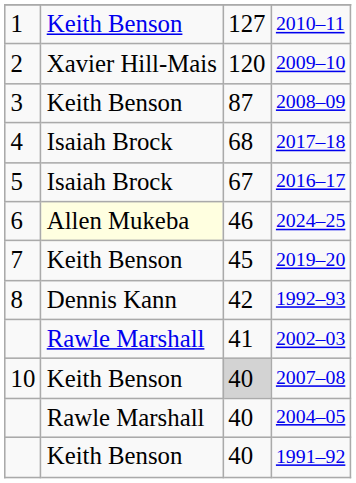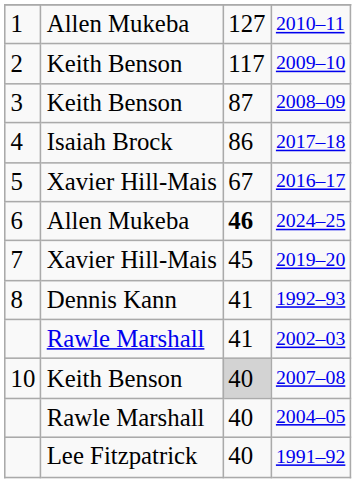(115, 24) Keith Benson -> (118, 24) Allen Mukeba
(132, 63) Xavier Hill-Mais -> (115, 63) Keith Benson
(247, 63) 120 -> (246, 63) 117
(241, 142) 68 -> (241, 142) 86
(110, 181) Isaiah Brock -> (132, 181) Xavier Hill-Mais
(118, 220) lightyellow background -> (118, 220) no background
(241, 220) normal -> (241, 220) bold
(115, 260) Keith Benson -> (132, 260) Xavier Hill-Mais
(241, 299) 42 -> (241, 299) 41
(115, 456) Keith Benson -> (122, 456) Lee Fitzpatrick
